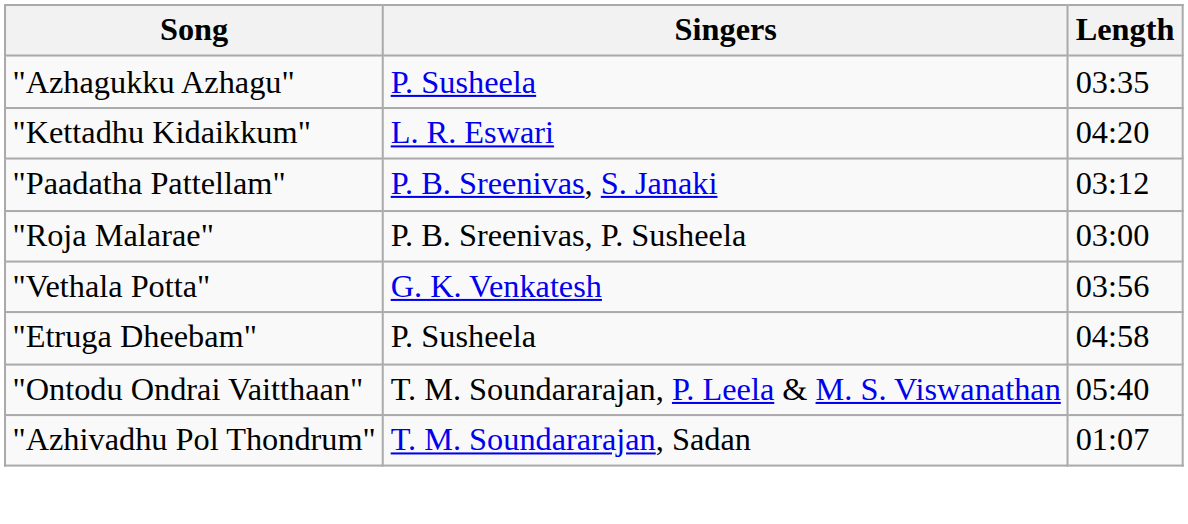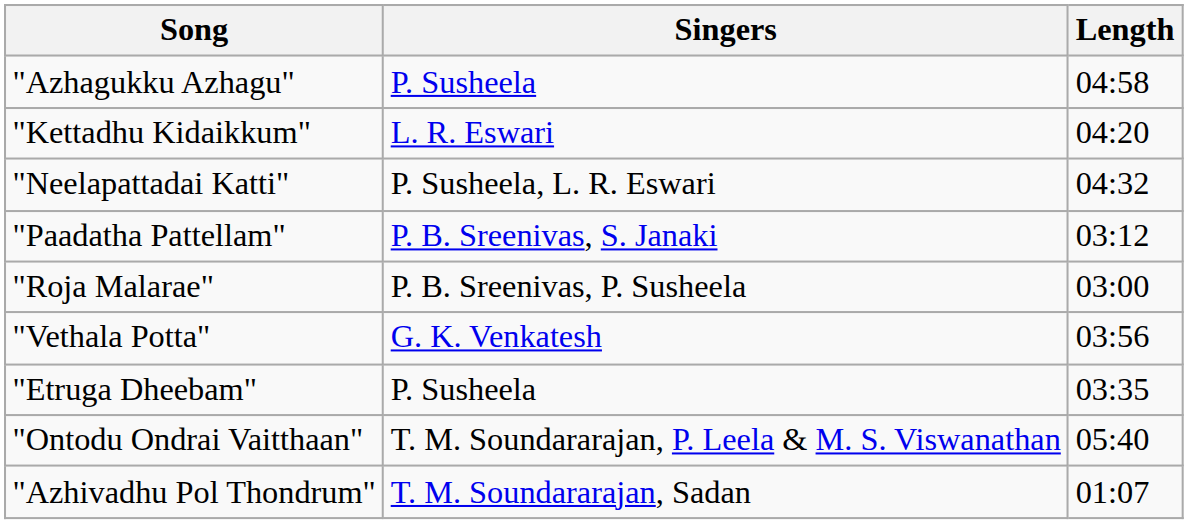(1113, 81) 03:35 -> (1113, 81) 04:58
+ row: (151, 183)
(1113, 337) 04:58 -> (1113, 388) 03:35
